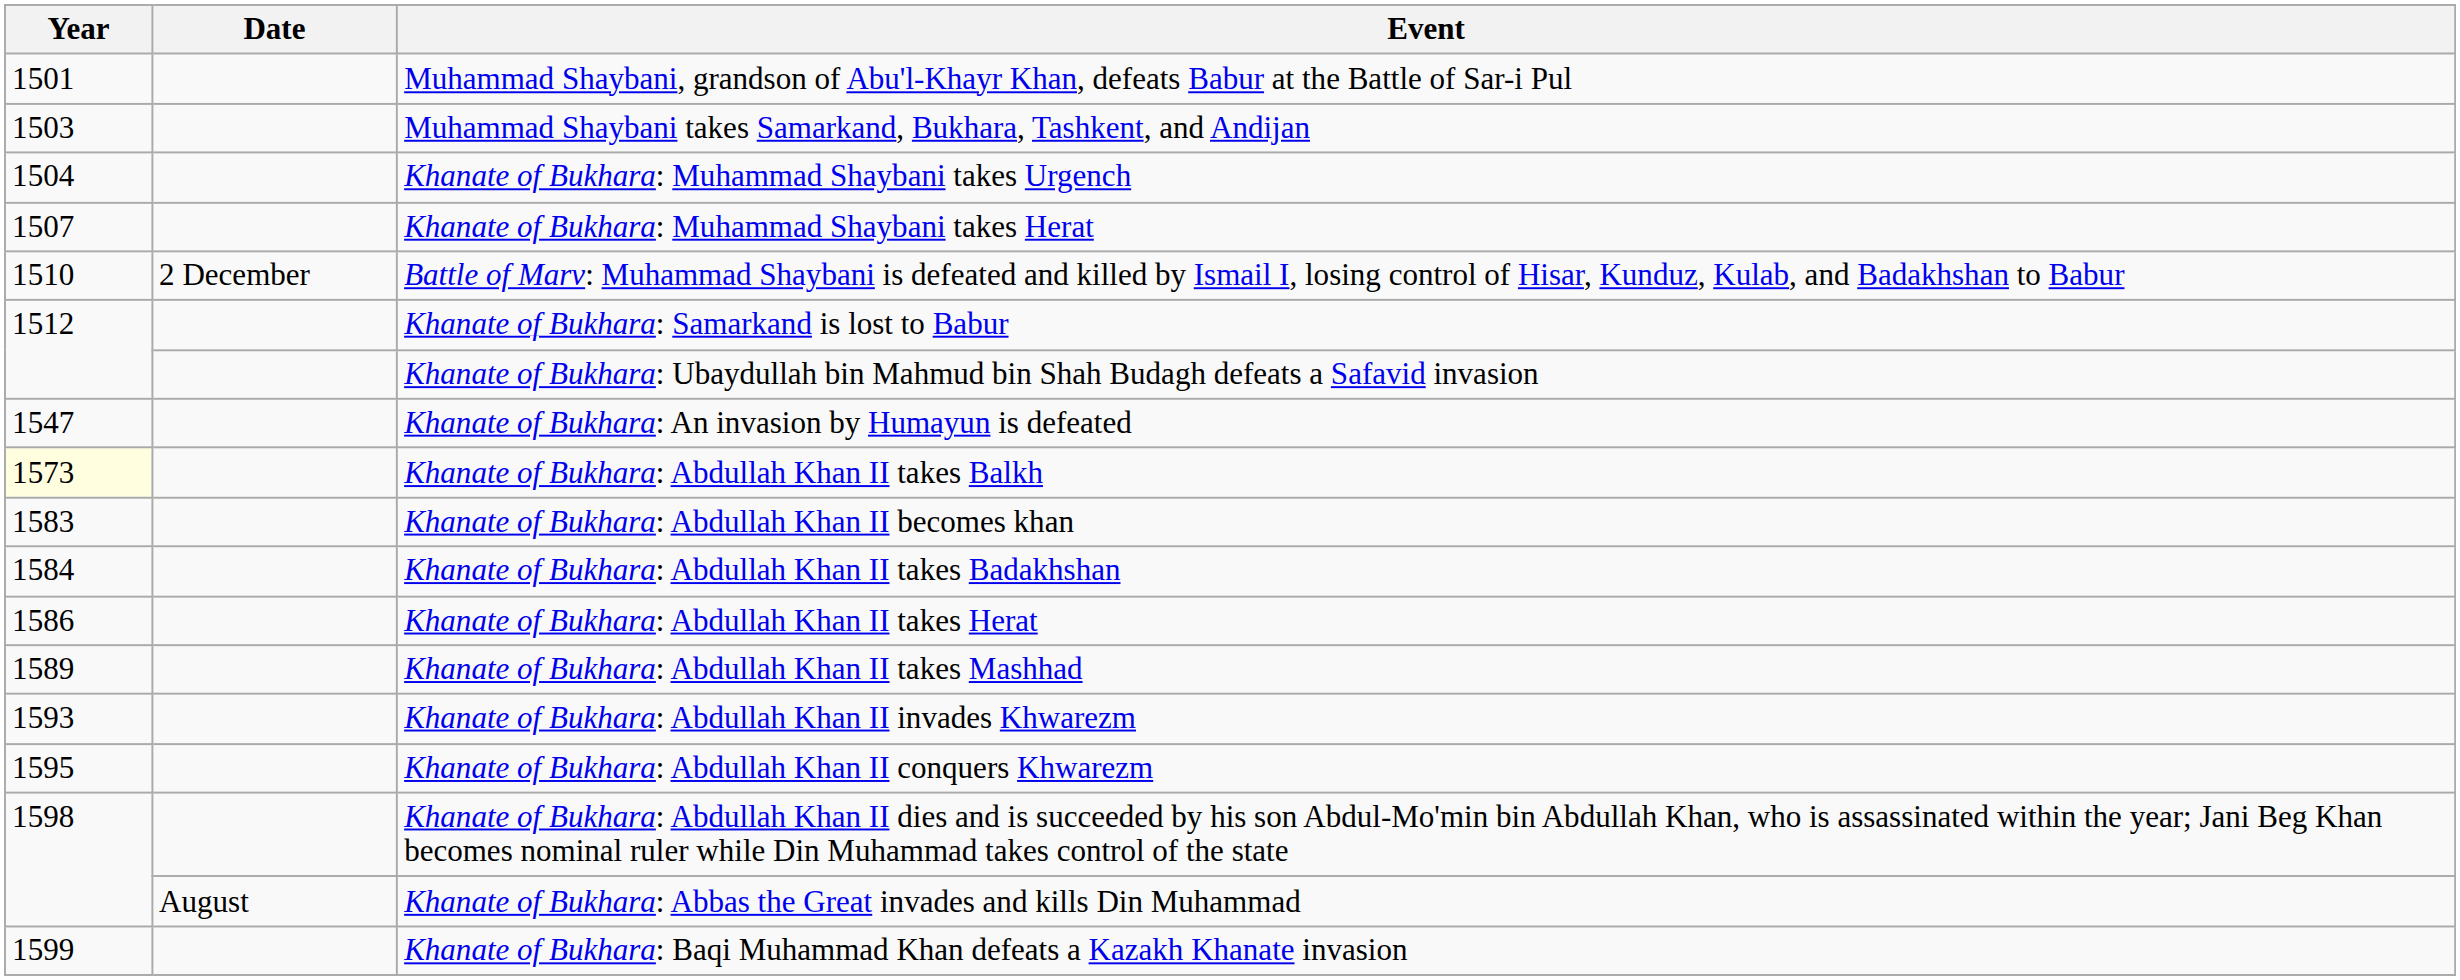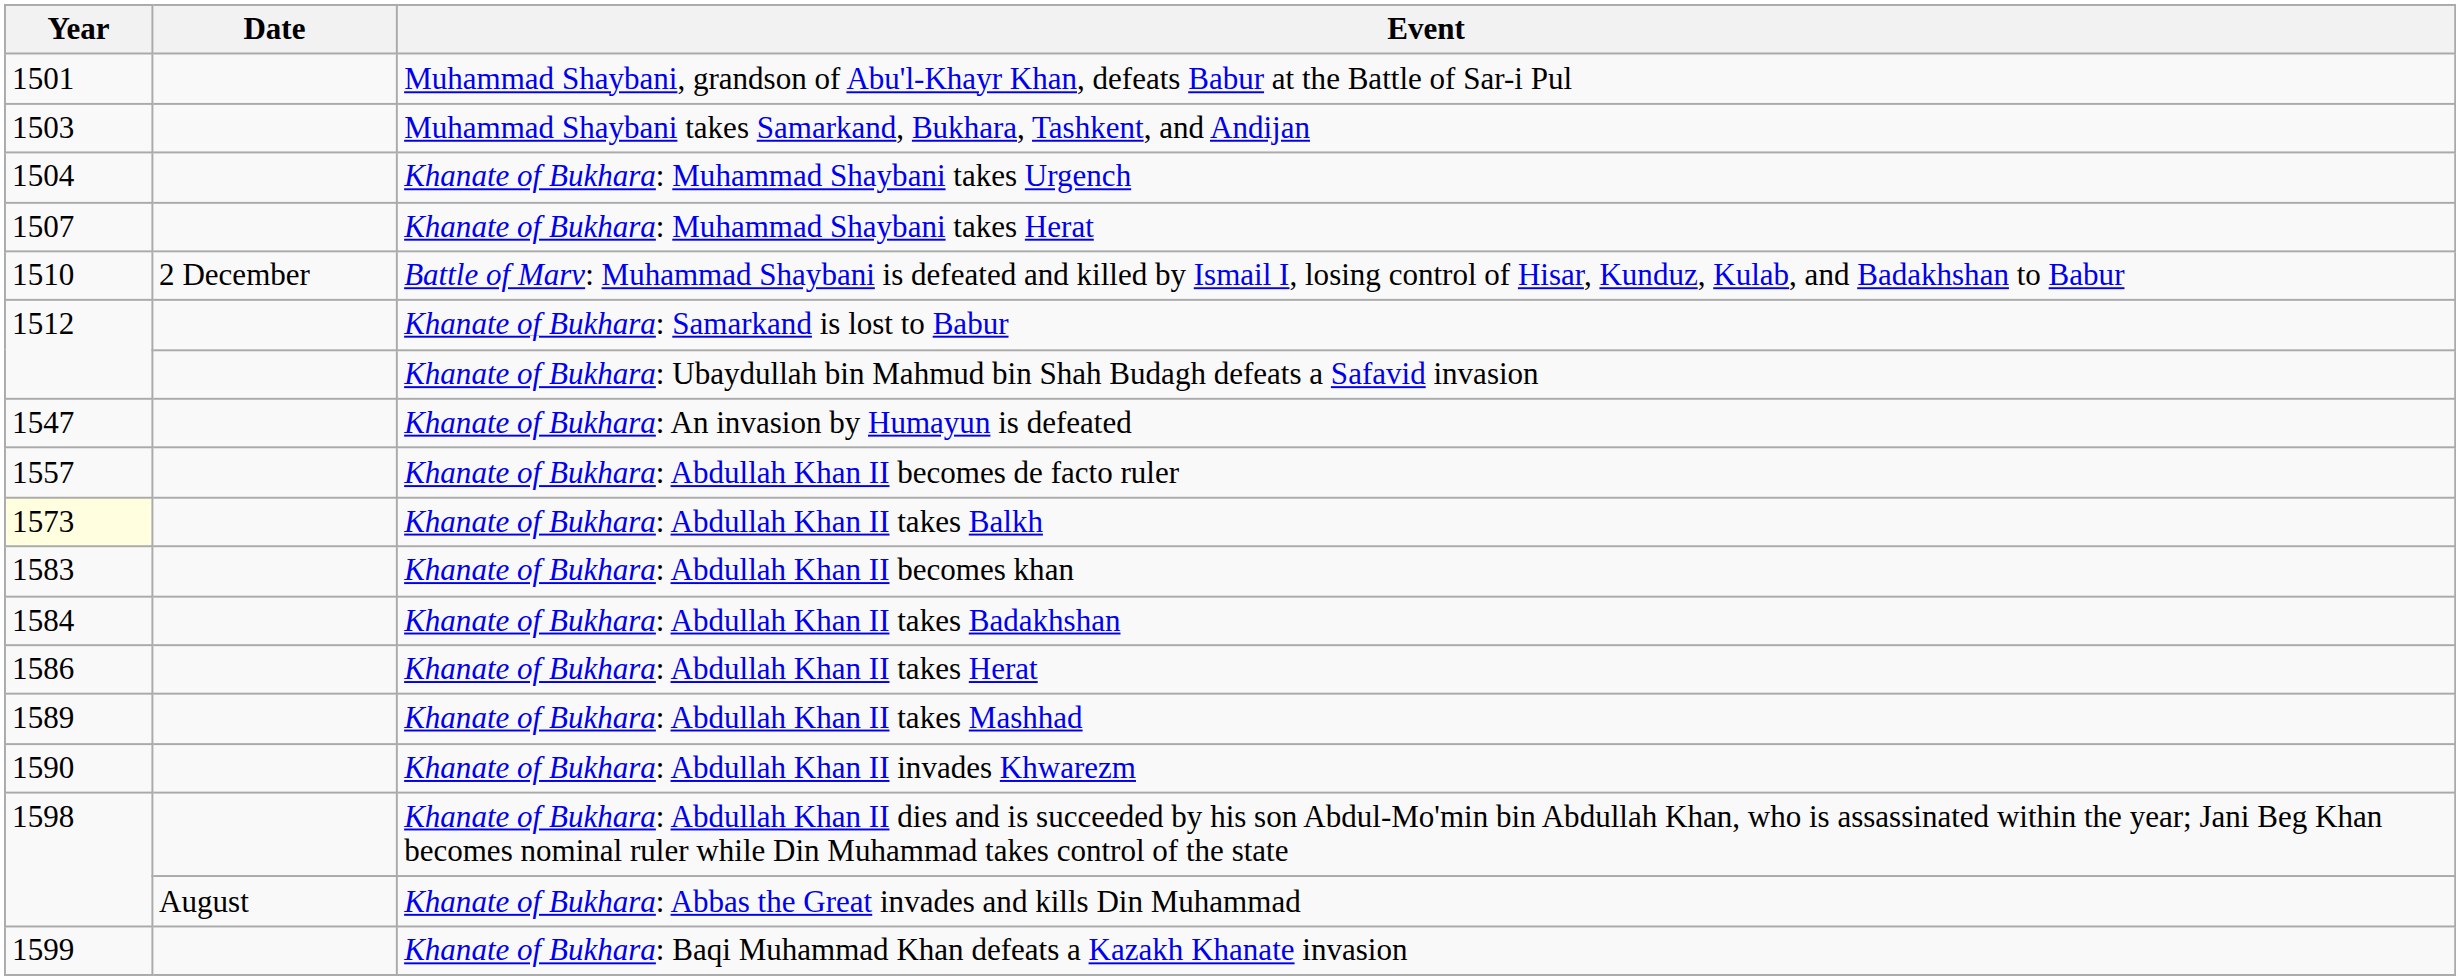+ row: (792, 472)
(43, 718) 1593 -> (43, 767) 1590
- row: (779, 767)
